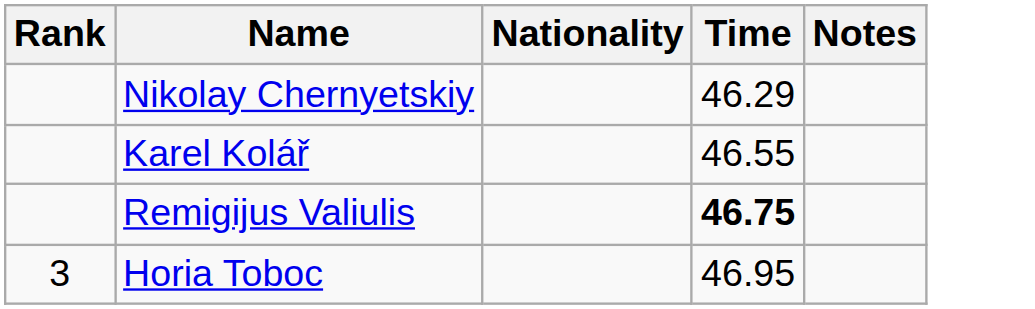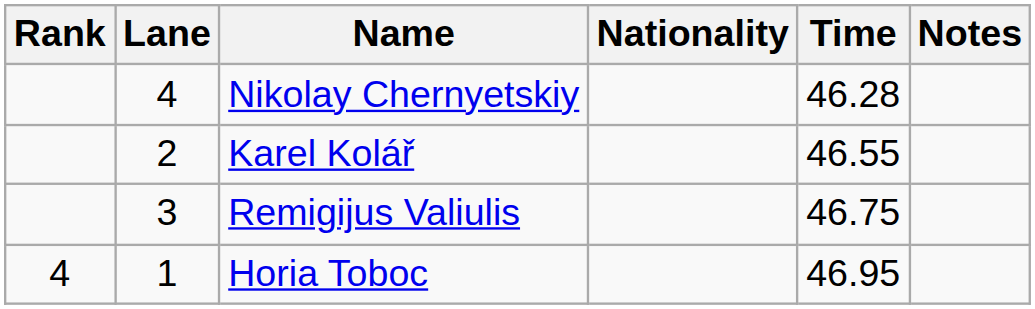+ column: (167, 34)
(748, 93) 46.29 -> (853, 93) 46.28
(748, 213) bold -> (853, 213) normal
(60, 272) 3 -> (60, 272) 4
